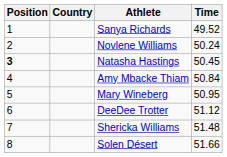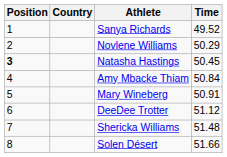(207, 45) 50.24 -> (207, 45) 50.29
(207, 95) 50.95 -> (207, 95) 50.91
